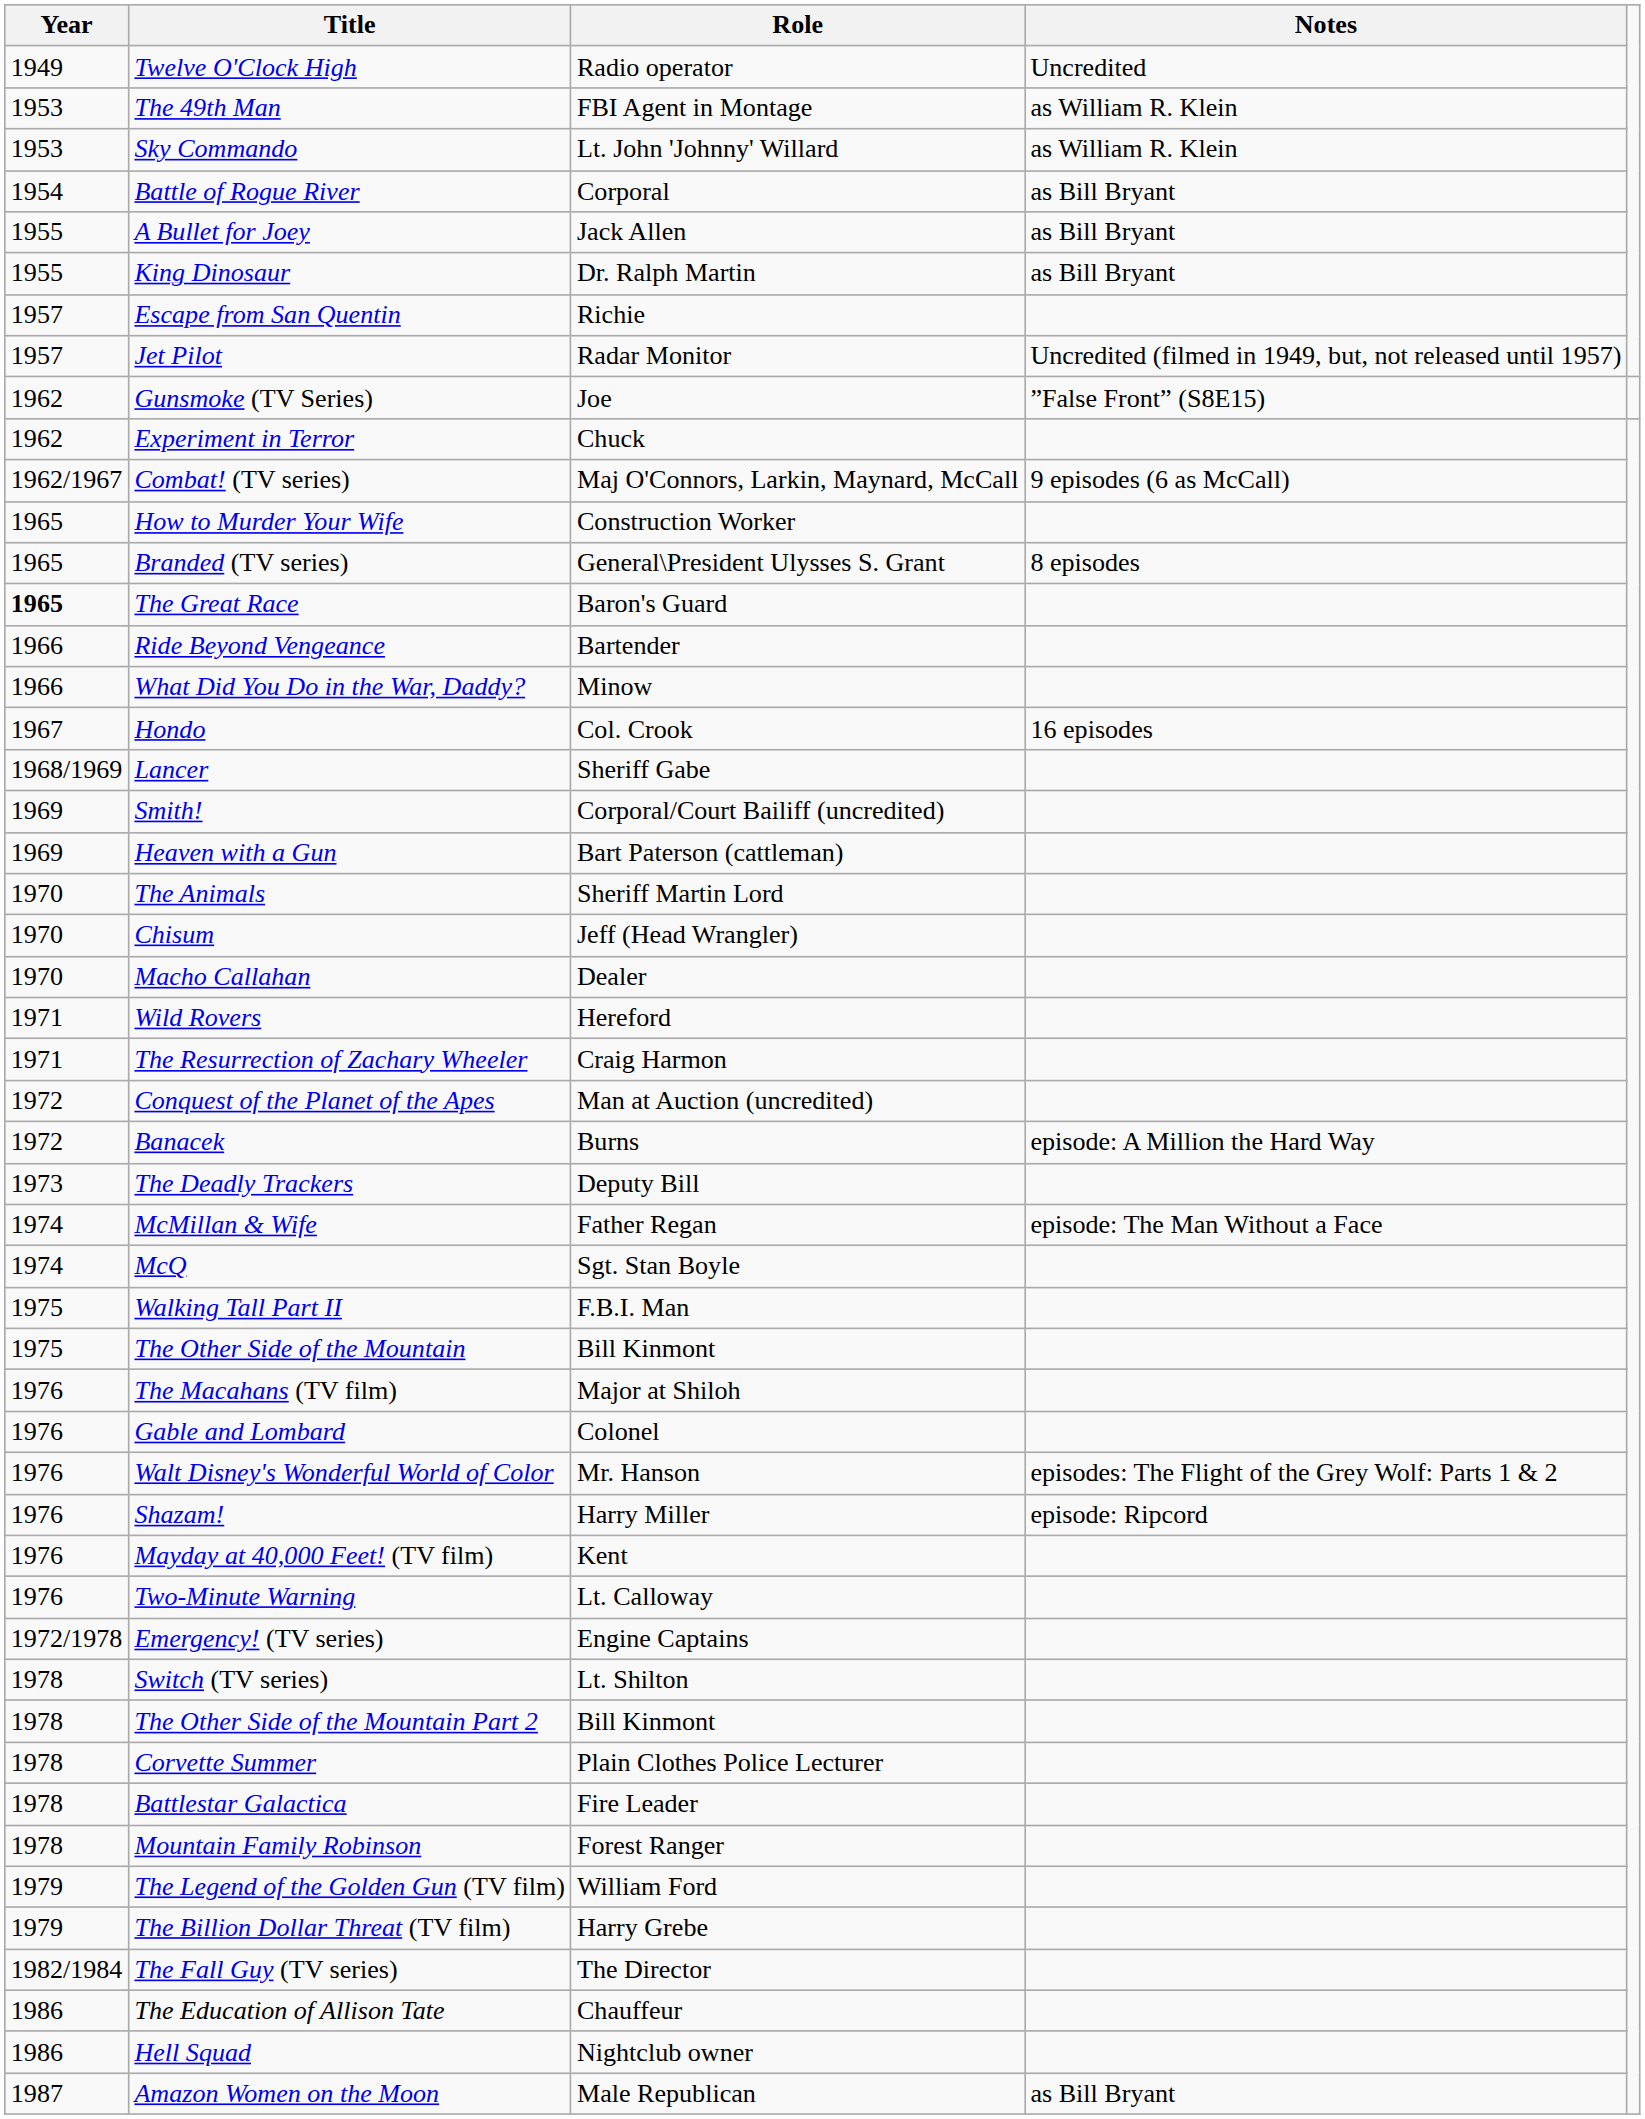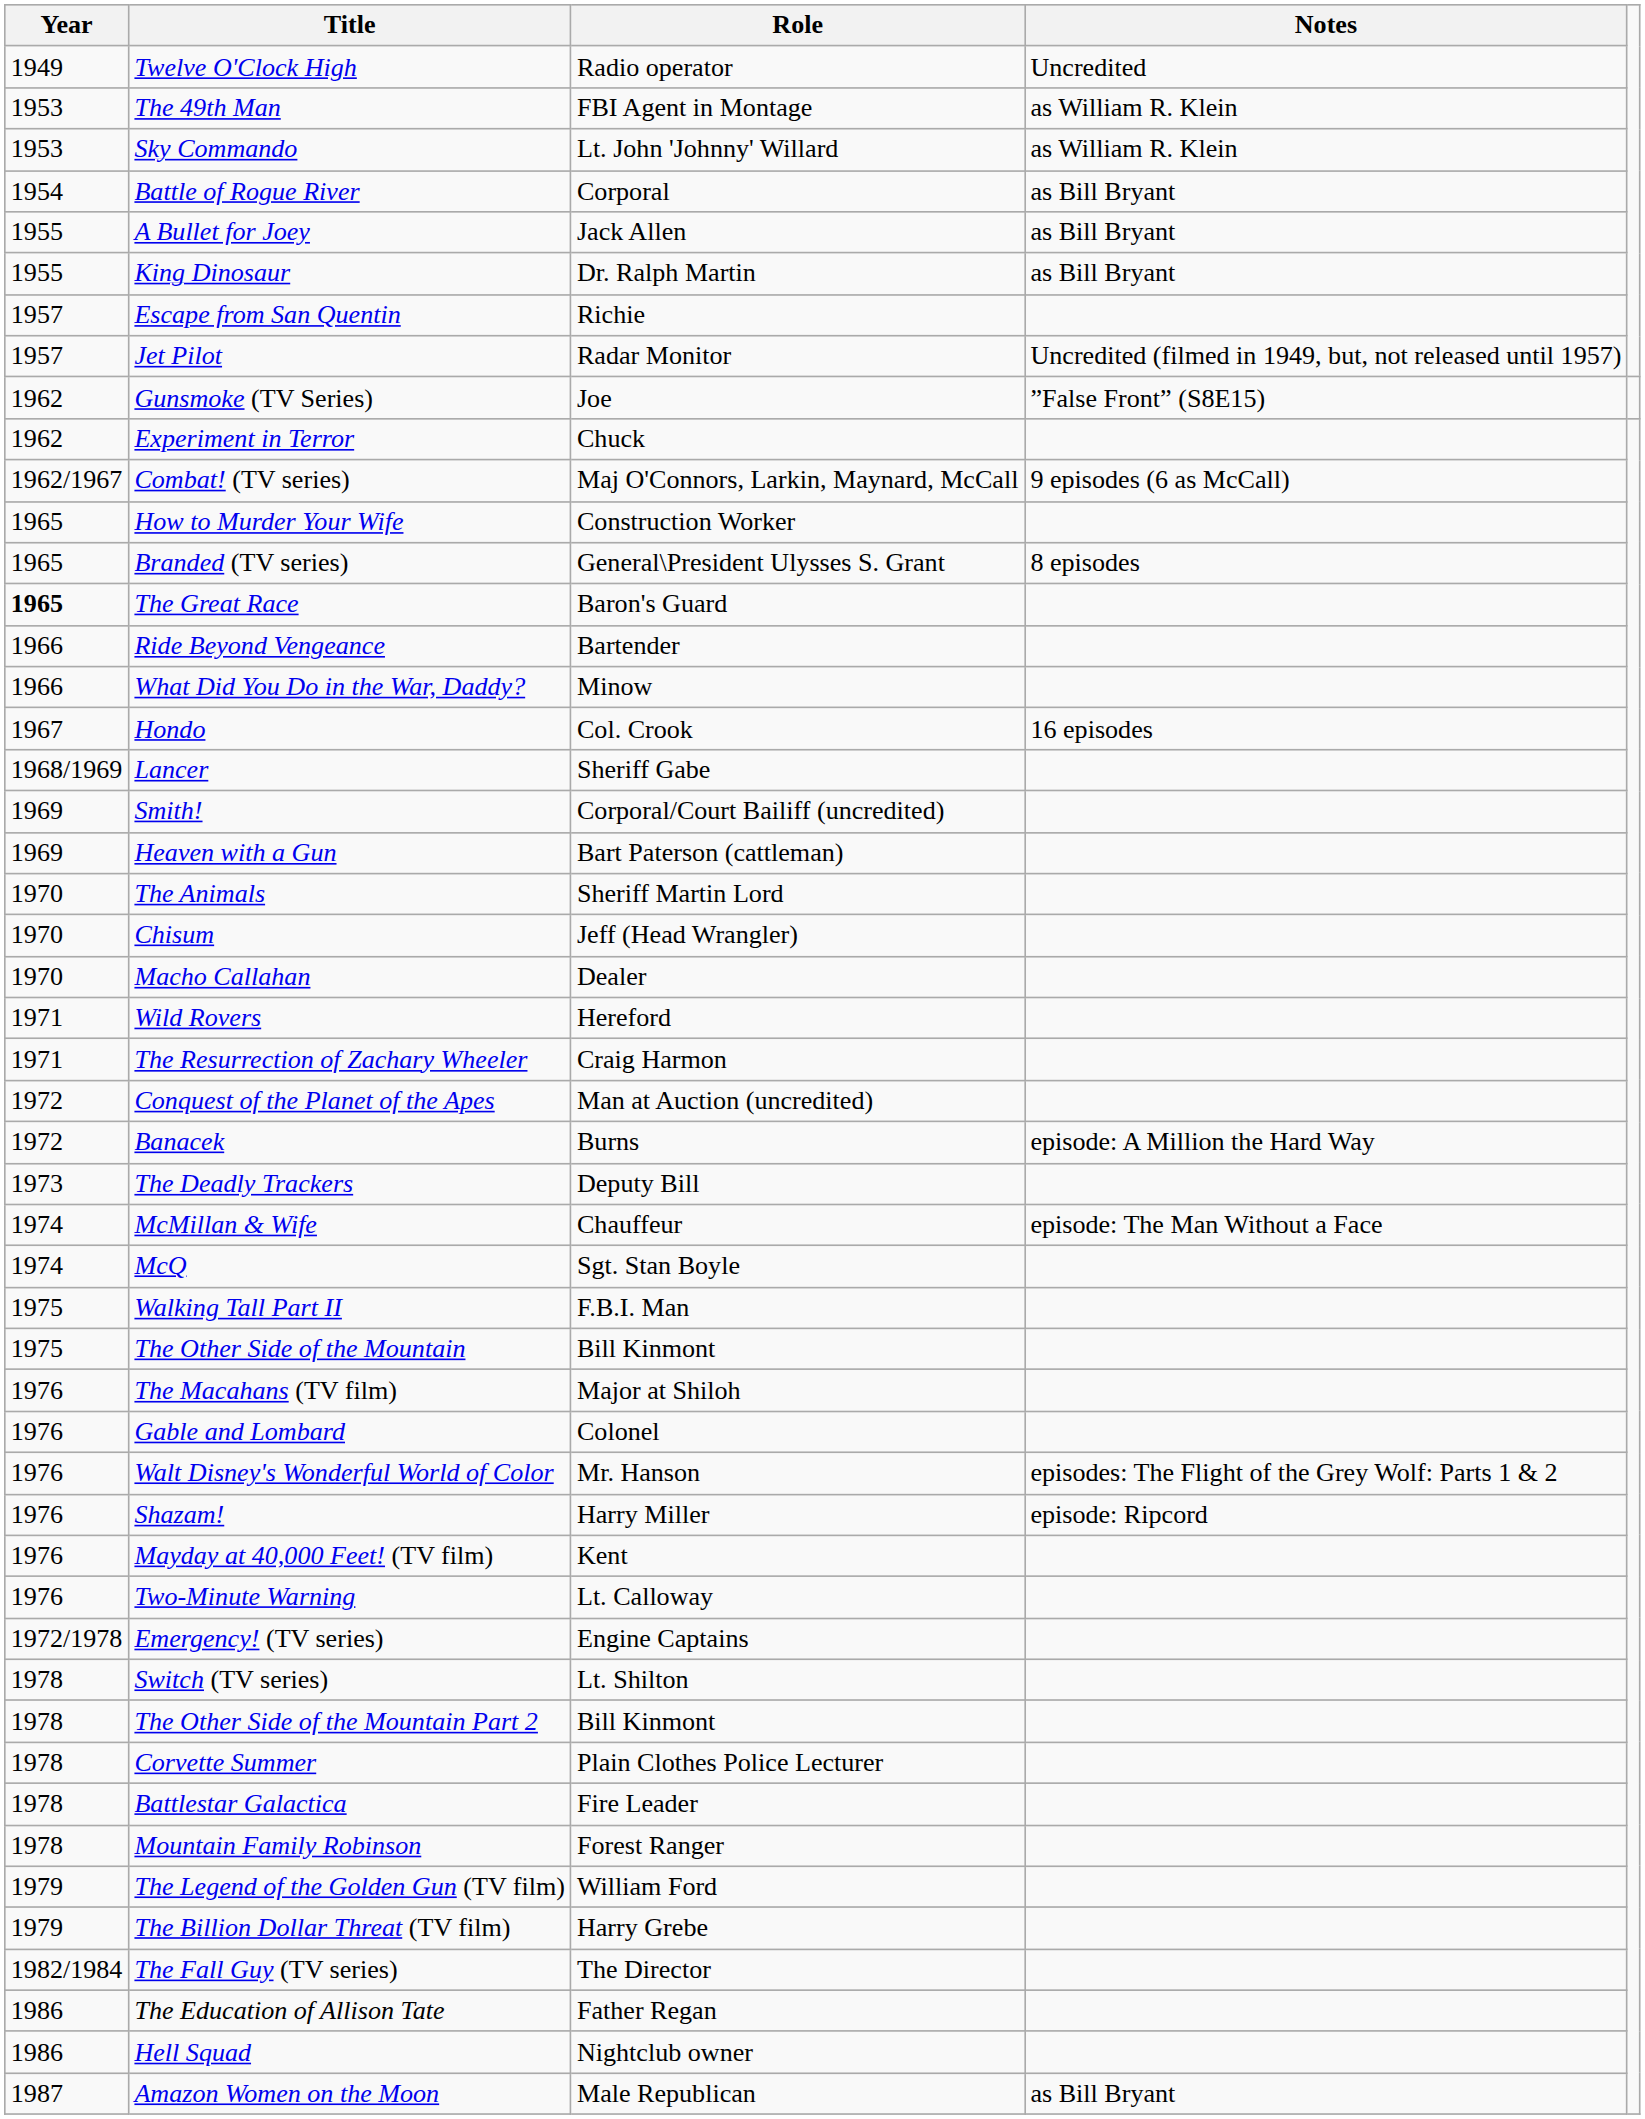(647, 1224) Father Regan -> (630, 1224) Chauffeur
(630, 2010) Chauffeur -> (647, 2010) Father Regan
